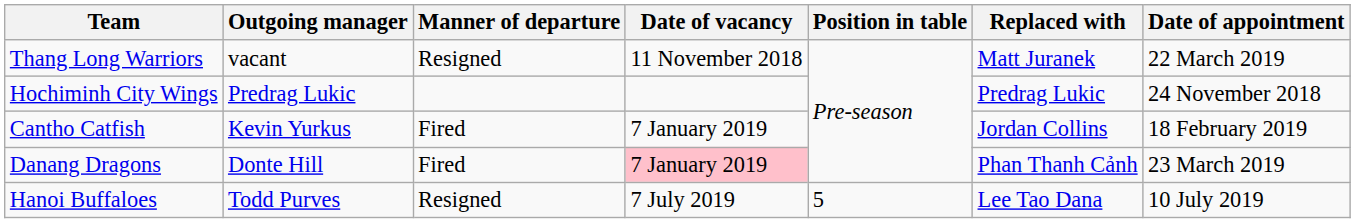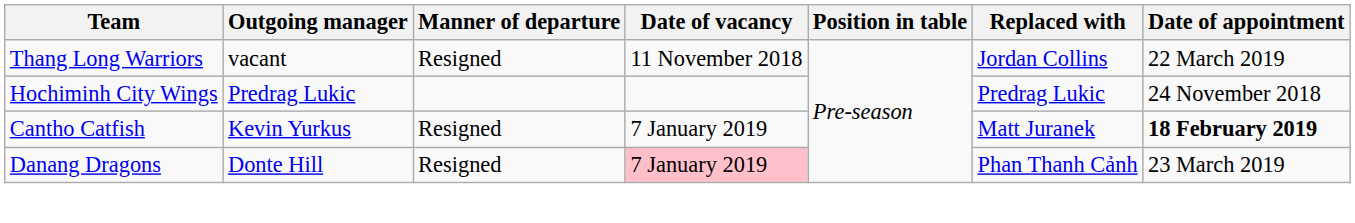(1036, 57) Matt Juranek -> (1043, 57) Jordan Collins
(442, 128) Fired -> (460, 128) Resigned
(1043, 128) Jordan Collins -> (1036, 128) Matt Juranek
(1228, 128) normal -> (1233, 128) bold
(442, 164) Fired -> (460, 164) Resigned
- row: (83, 199)
